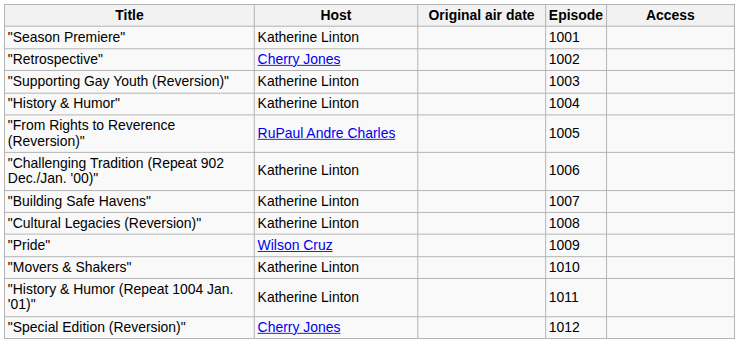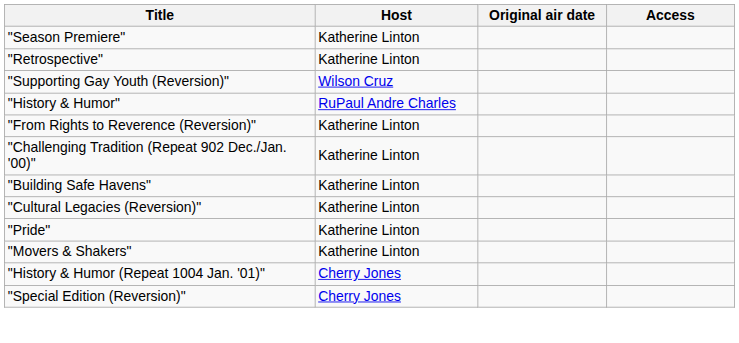- column: (576, 15)
(299, 59) Cherry Jones -> (369, 59) Katherine Linton
(308, 81) Katherine Linton -> (356, 81) Wilson Cruz
(308, 103) Katherine Linton -> (387, 103) RuPaul Andre Charles
(326, 133) RuPaul Andre Charles -> (369, 125) Katherine Linton
(295, 245) Wilson Cruz -> (369, 229) Katherine Linton
(308, 297) Katherine Linton -> (360, 274) Cherry Jones
